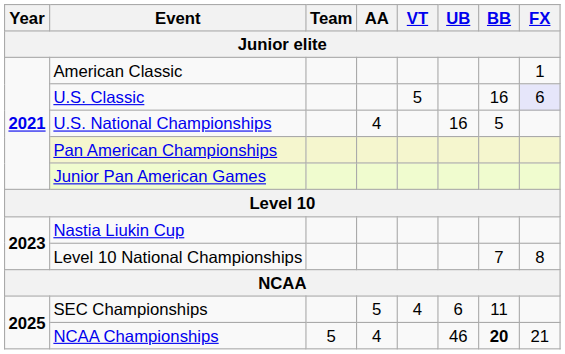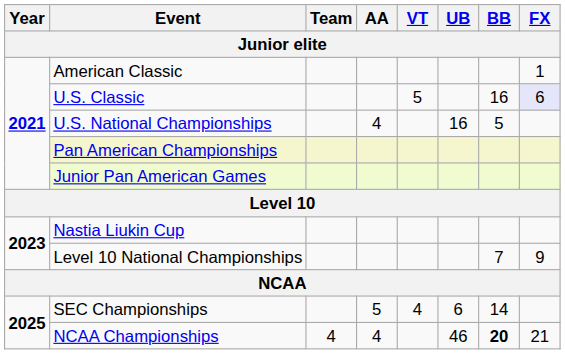(540, 256) 8 -> (540, 256) 9
(499, 309) 11 -> (499, 309) 14
(331, 336) 5 -> (331, 336) 4
